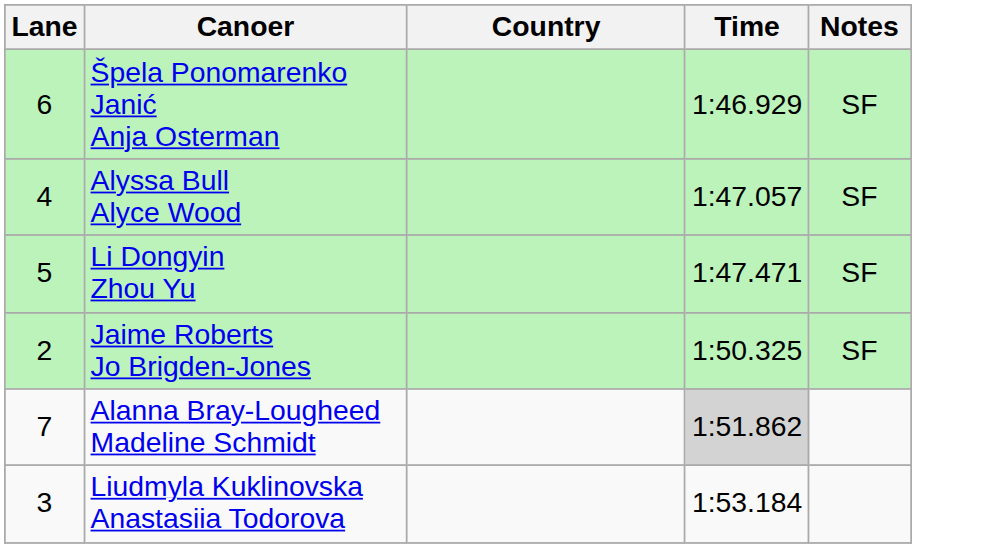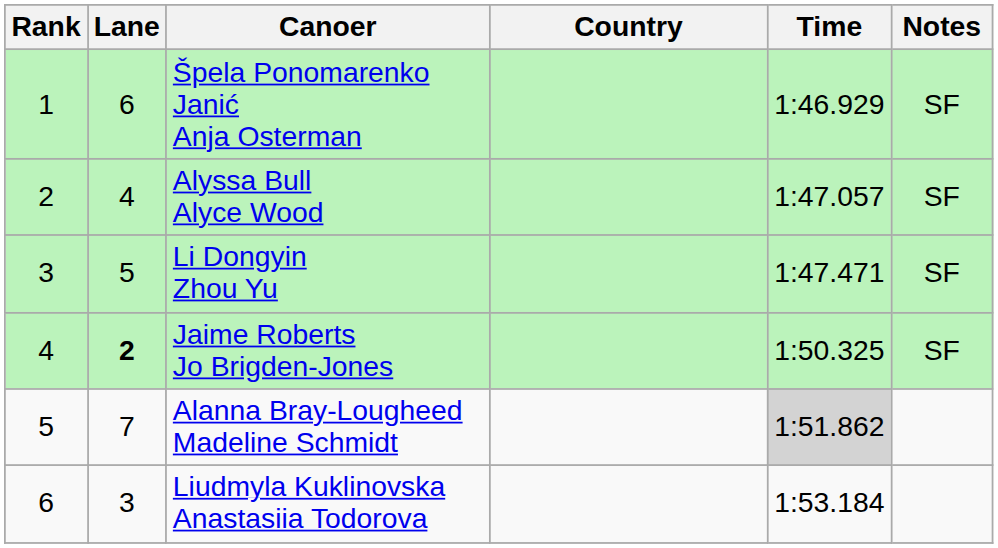+ column: (46, 26)
(44, 349) normal -> (127, 349) bold
